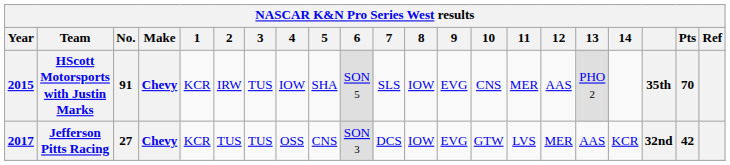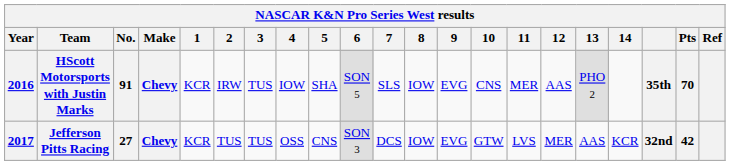(21, 85) 2015 -> (21, 85) 2016
